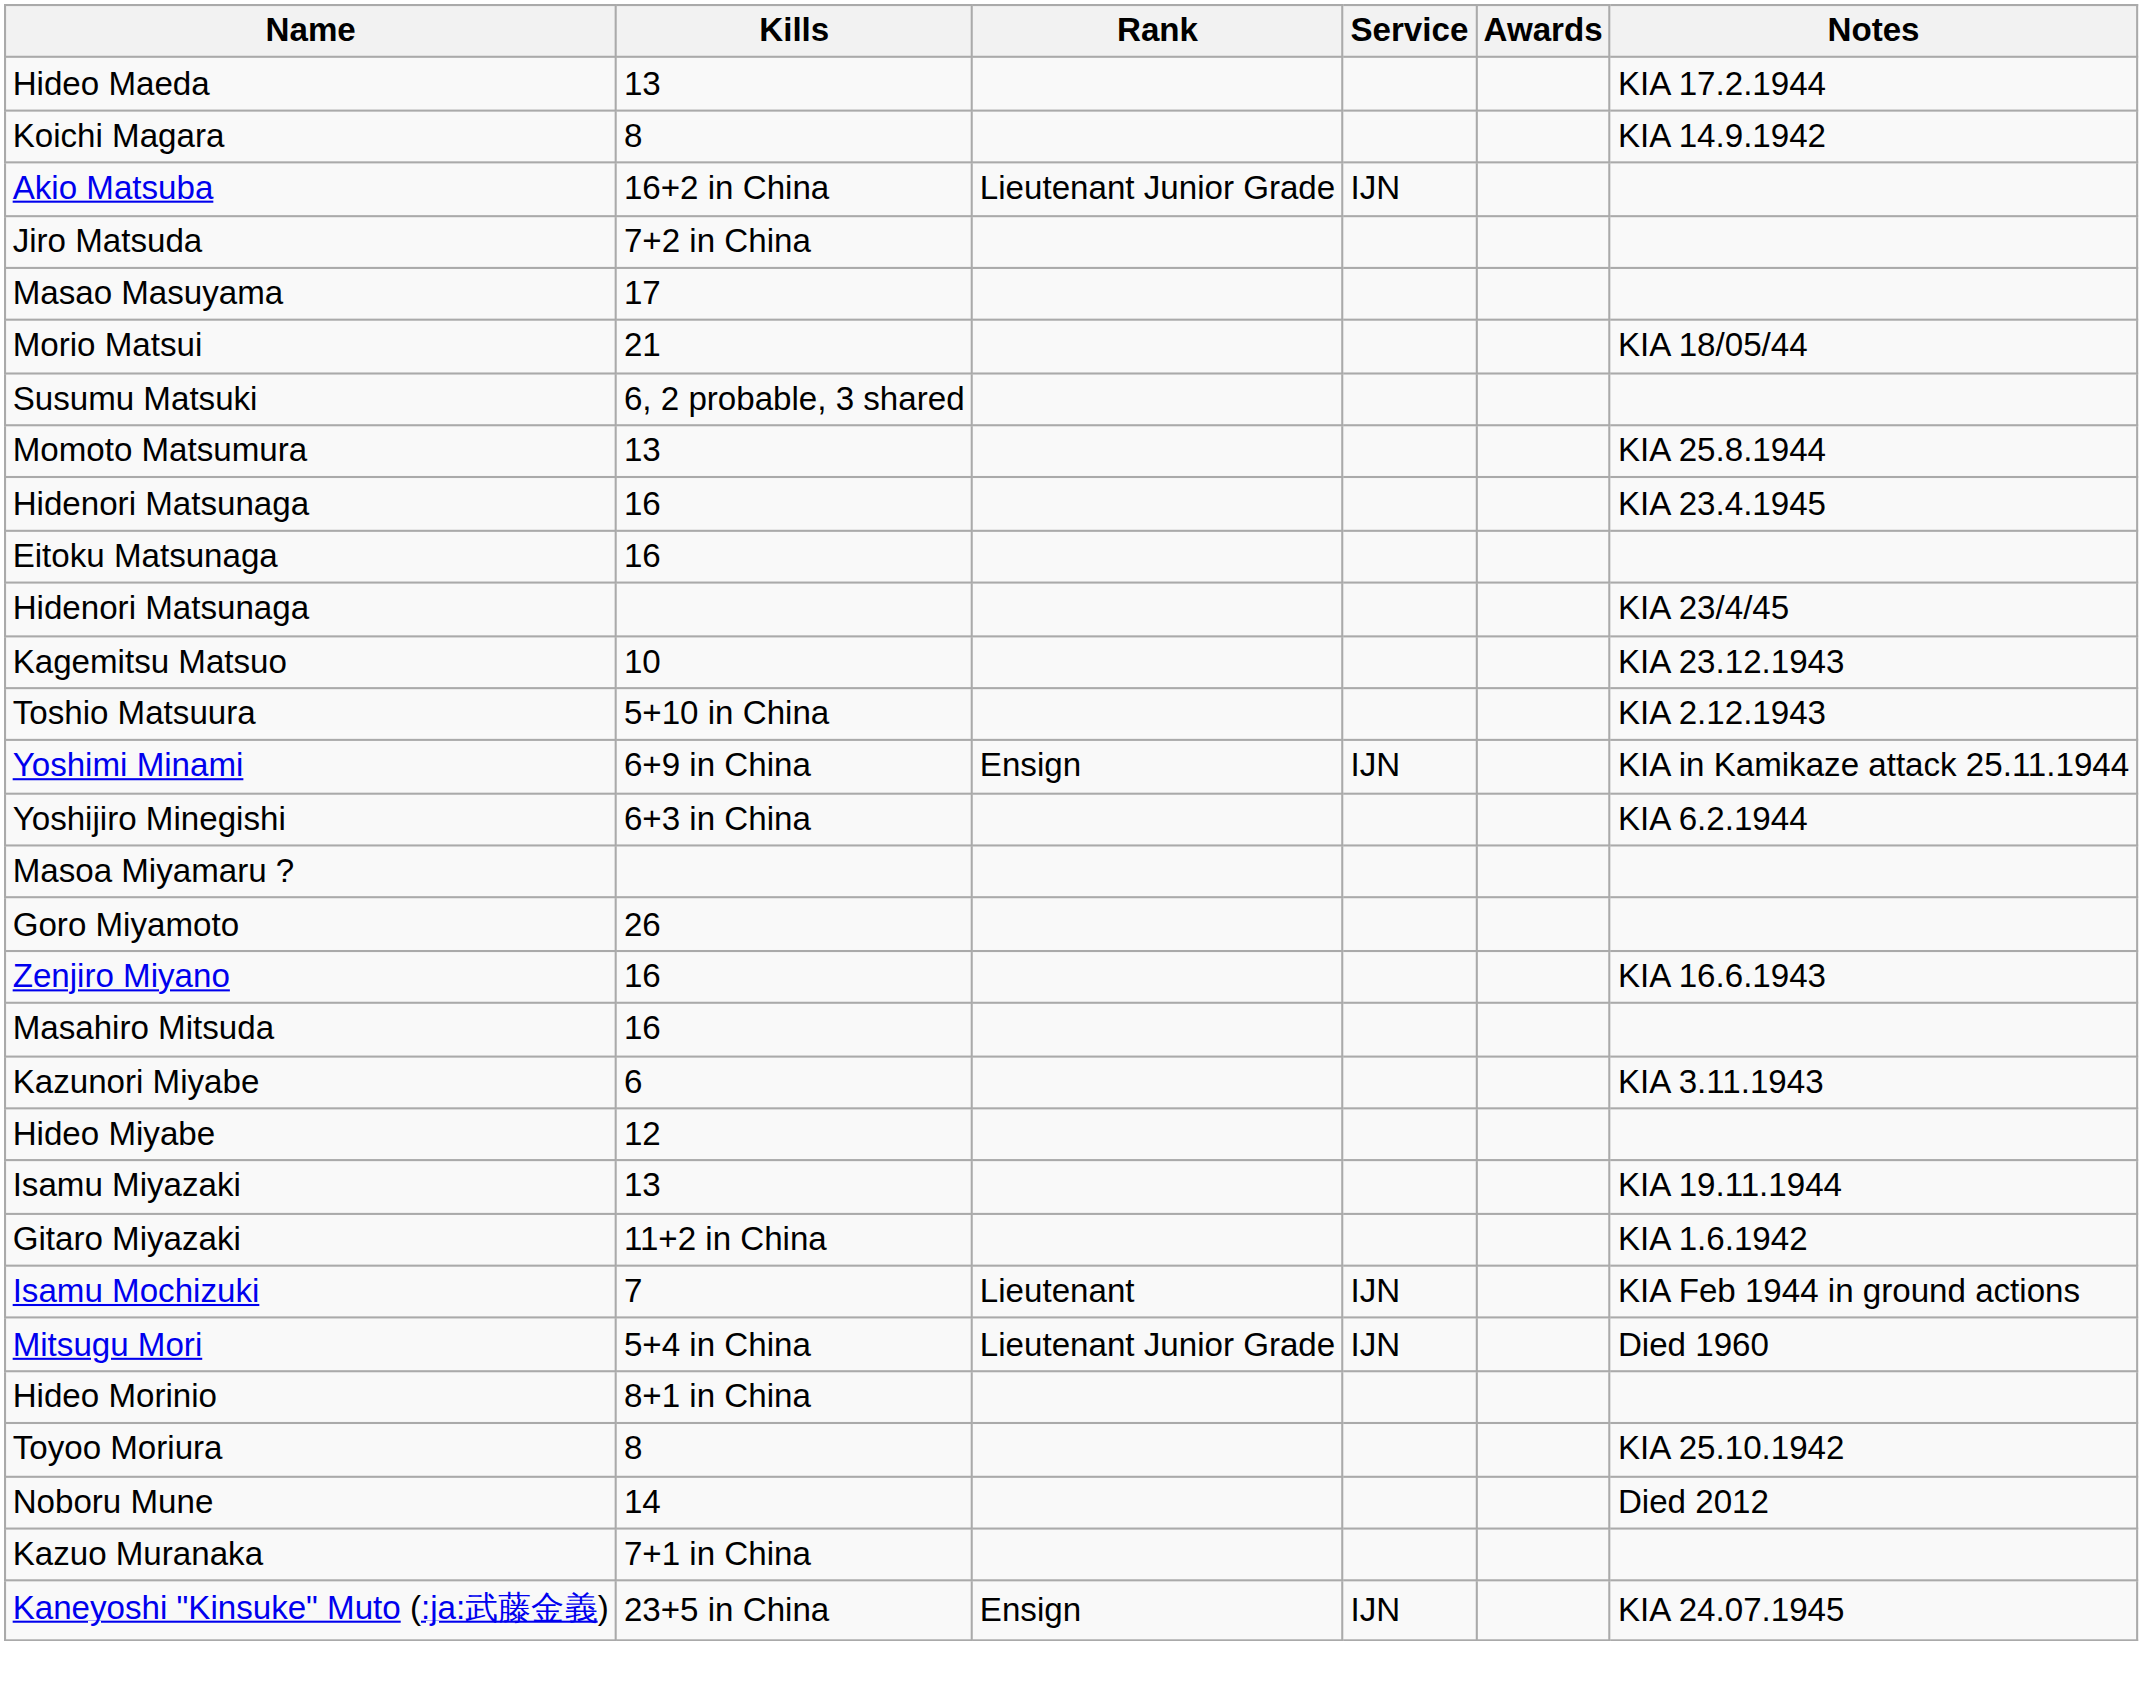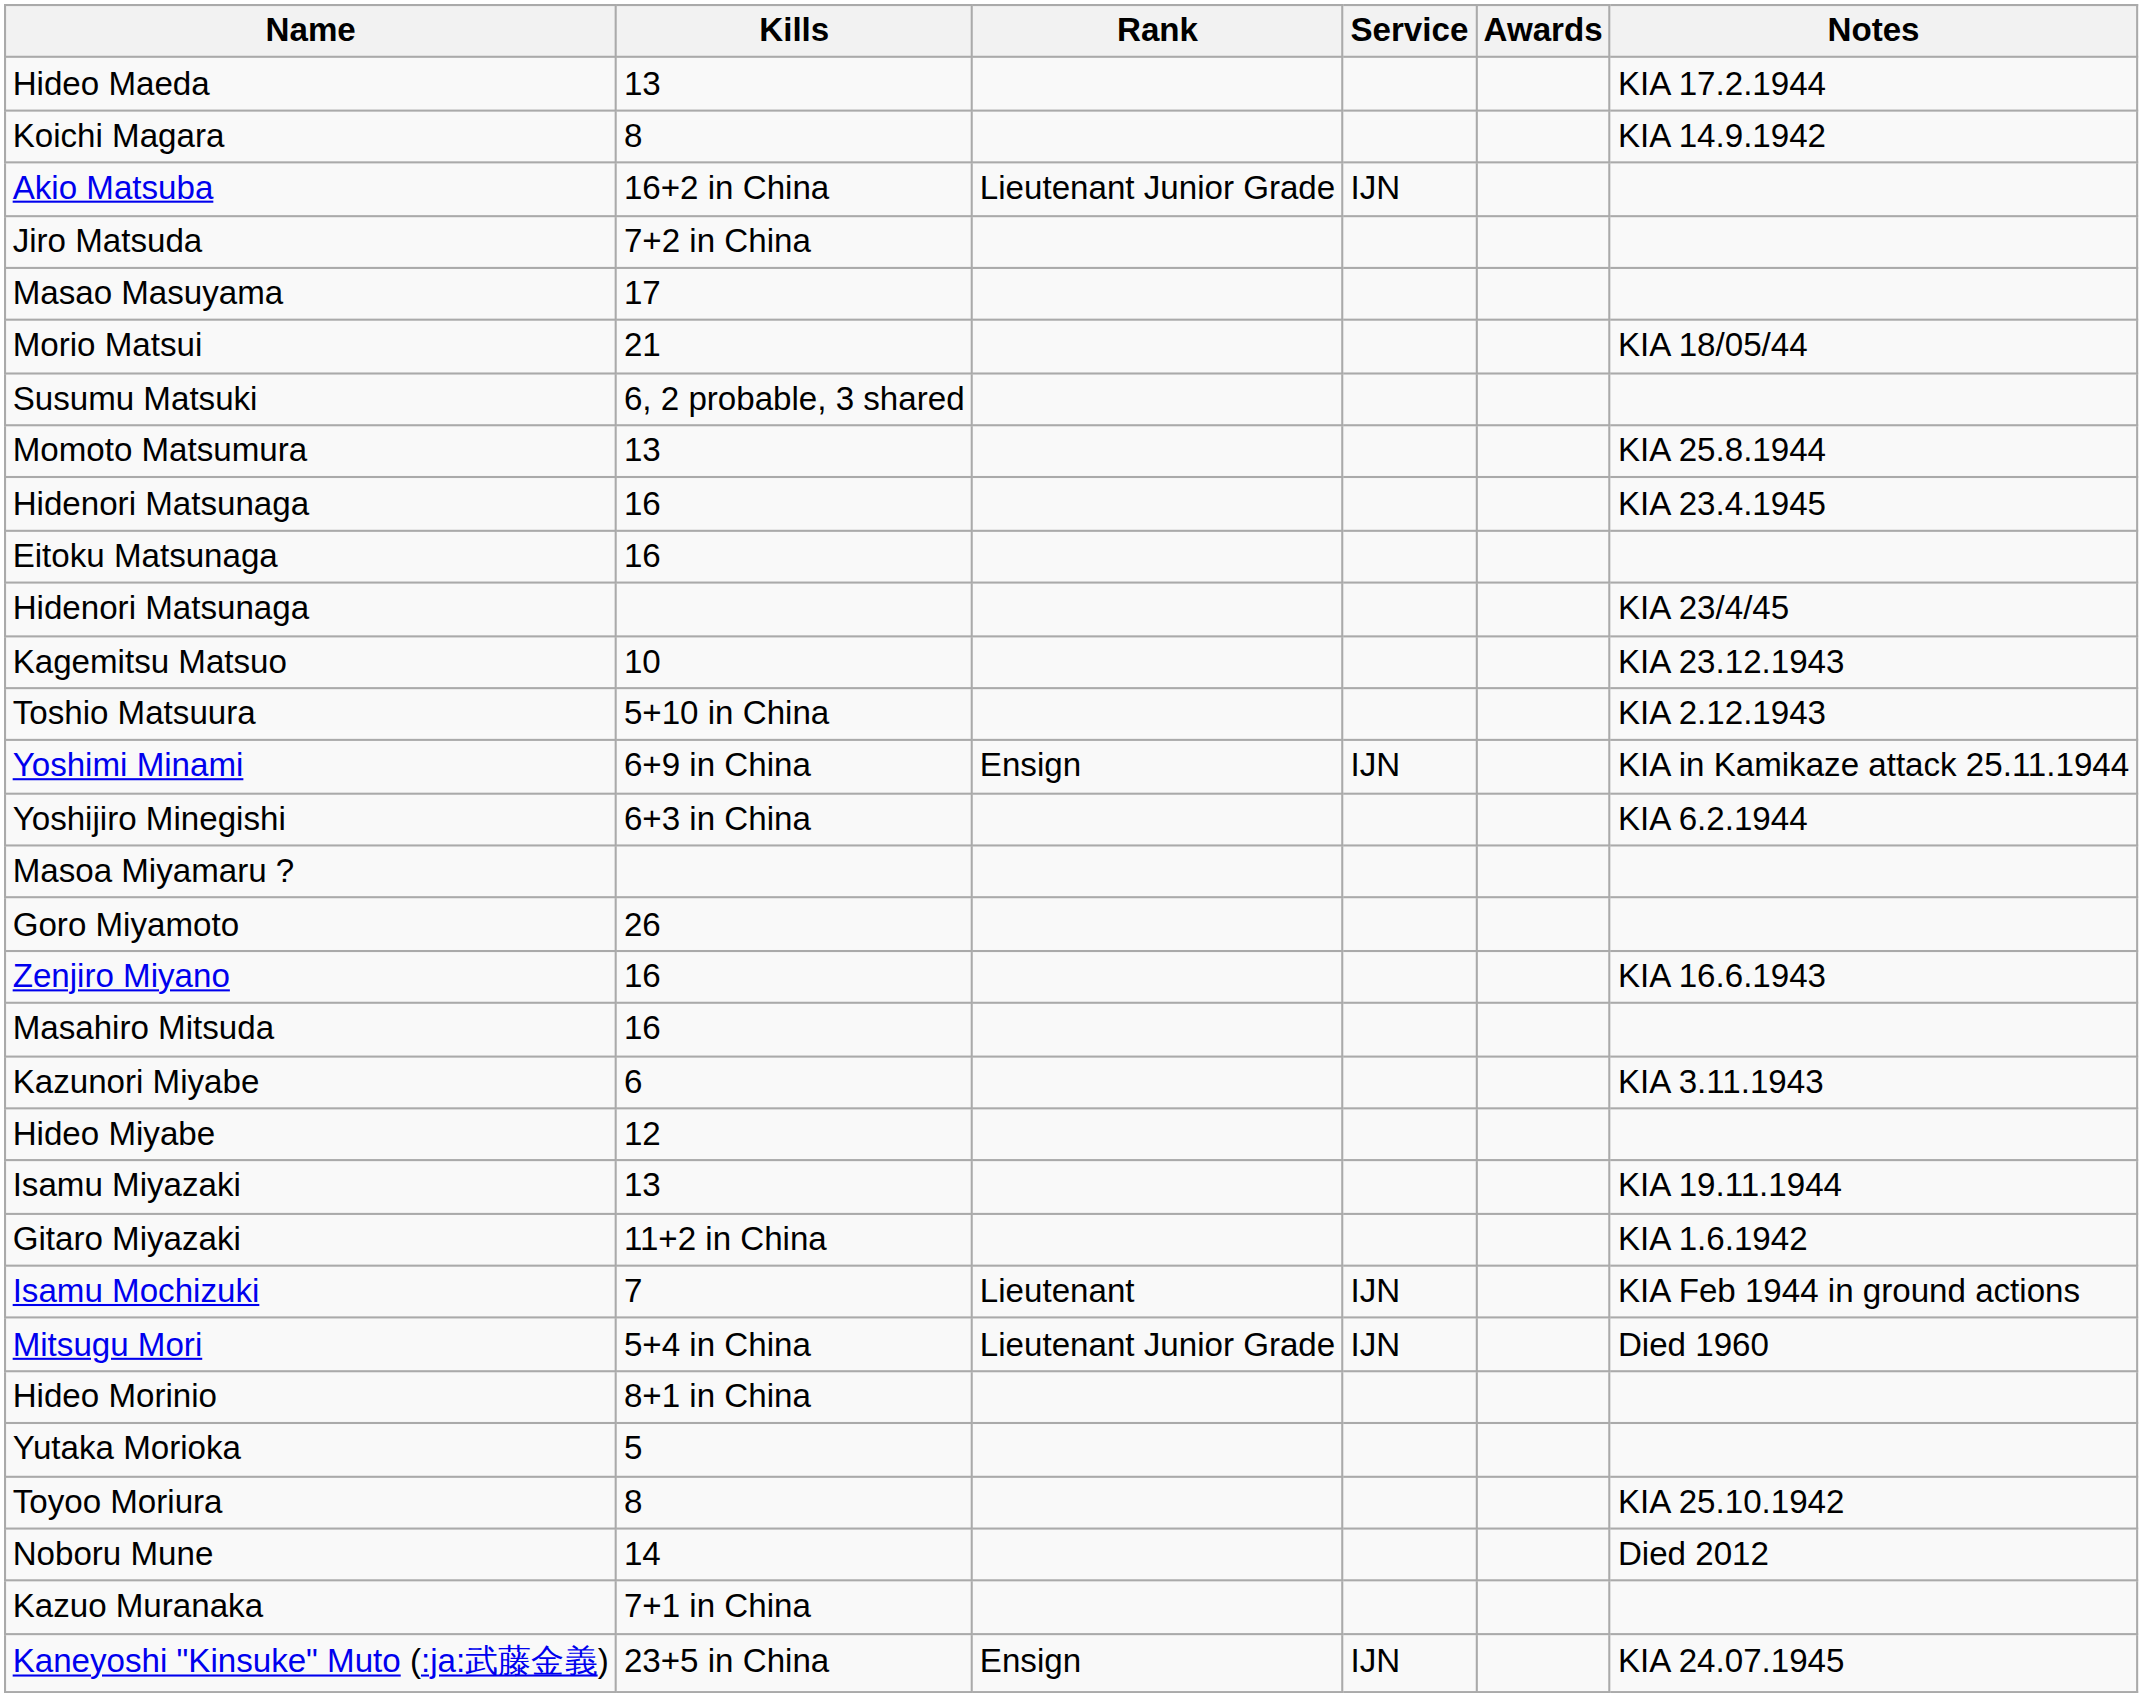+ row: (127, 1448)
